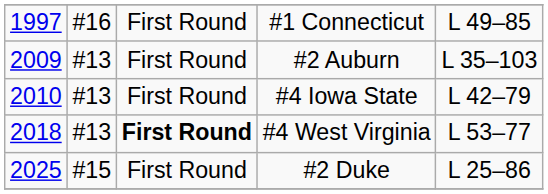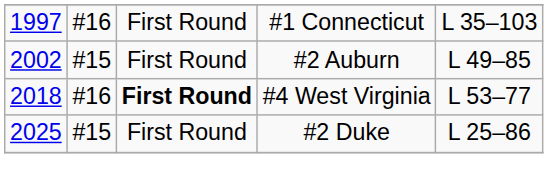(489, 22) L 49–85 -> (489, 22) L 35–103
(36, 59) 2009 -> (36, 59) 2002
(92, 59) #13 -> (92, 59) #15
(489, 59) L 35–103 -> (489, 59) L 49–85
- row: (347, 96)
(92, 133) #13 -> (92, 96) #16
